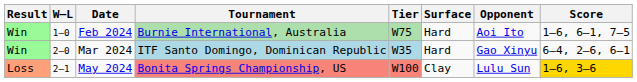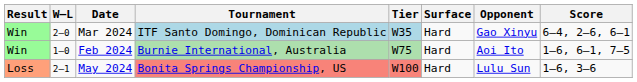rows swapped: (105, 32) <-> (105, 50)
(438, 68) Clay -> (438, 68) Hard
(569, 68) gold background -> (569, 68) no background
